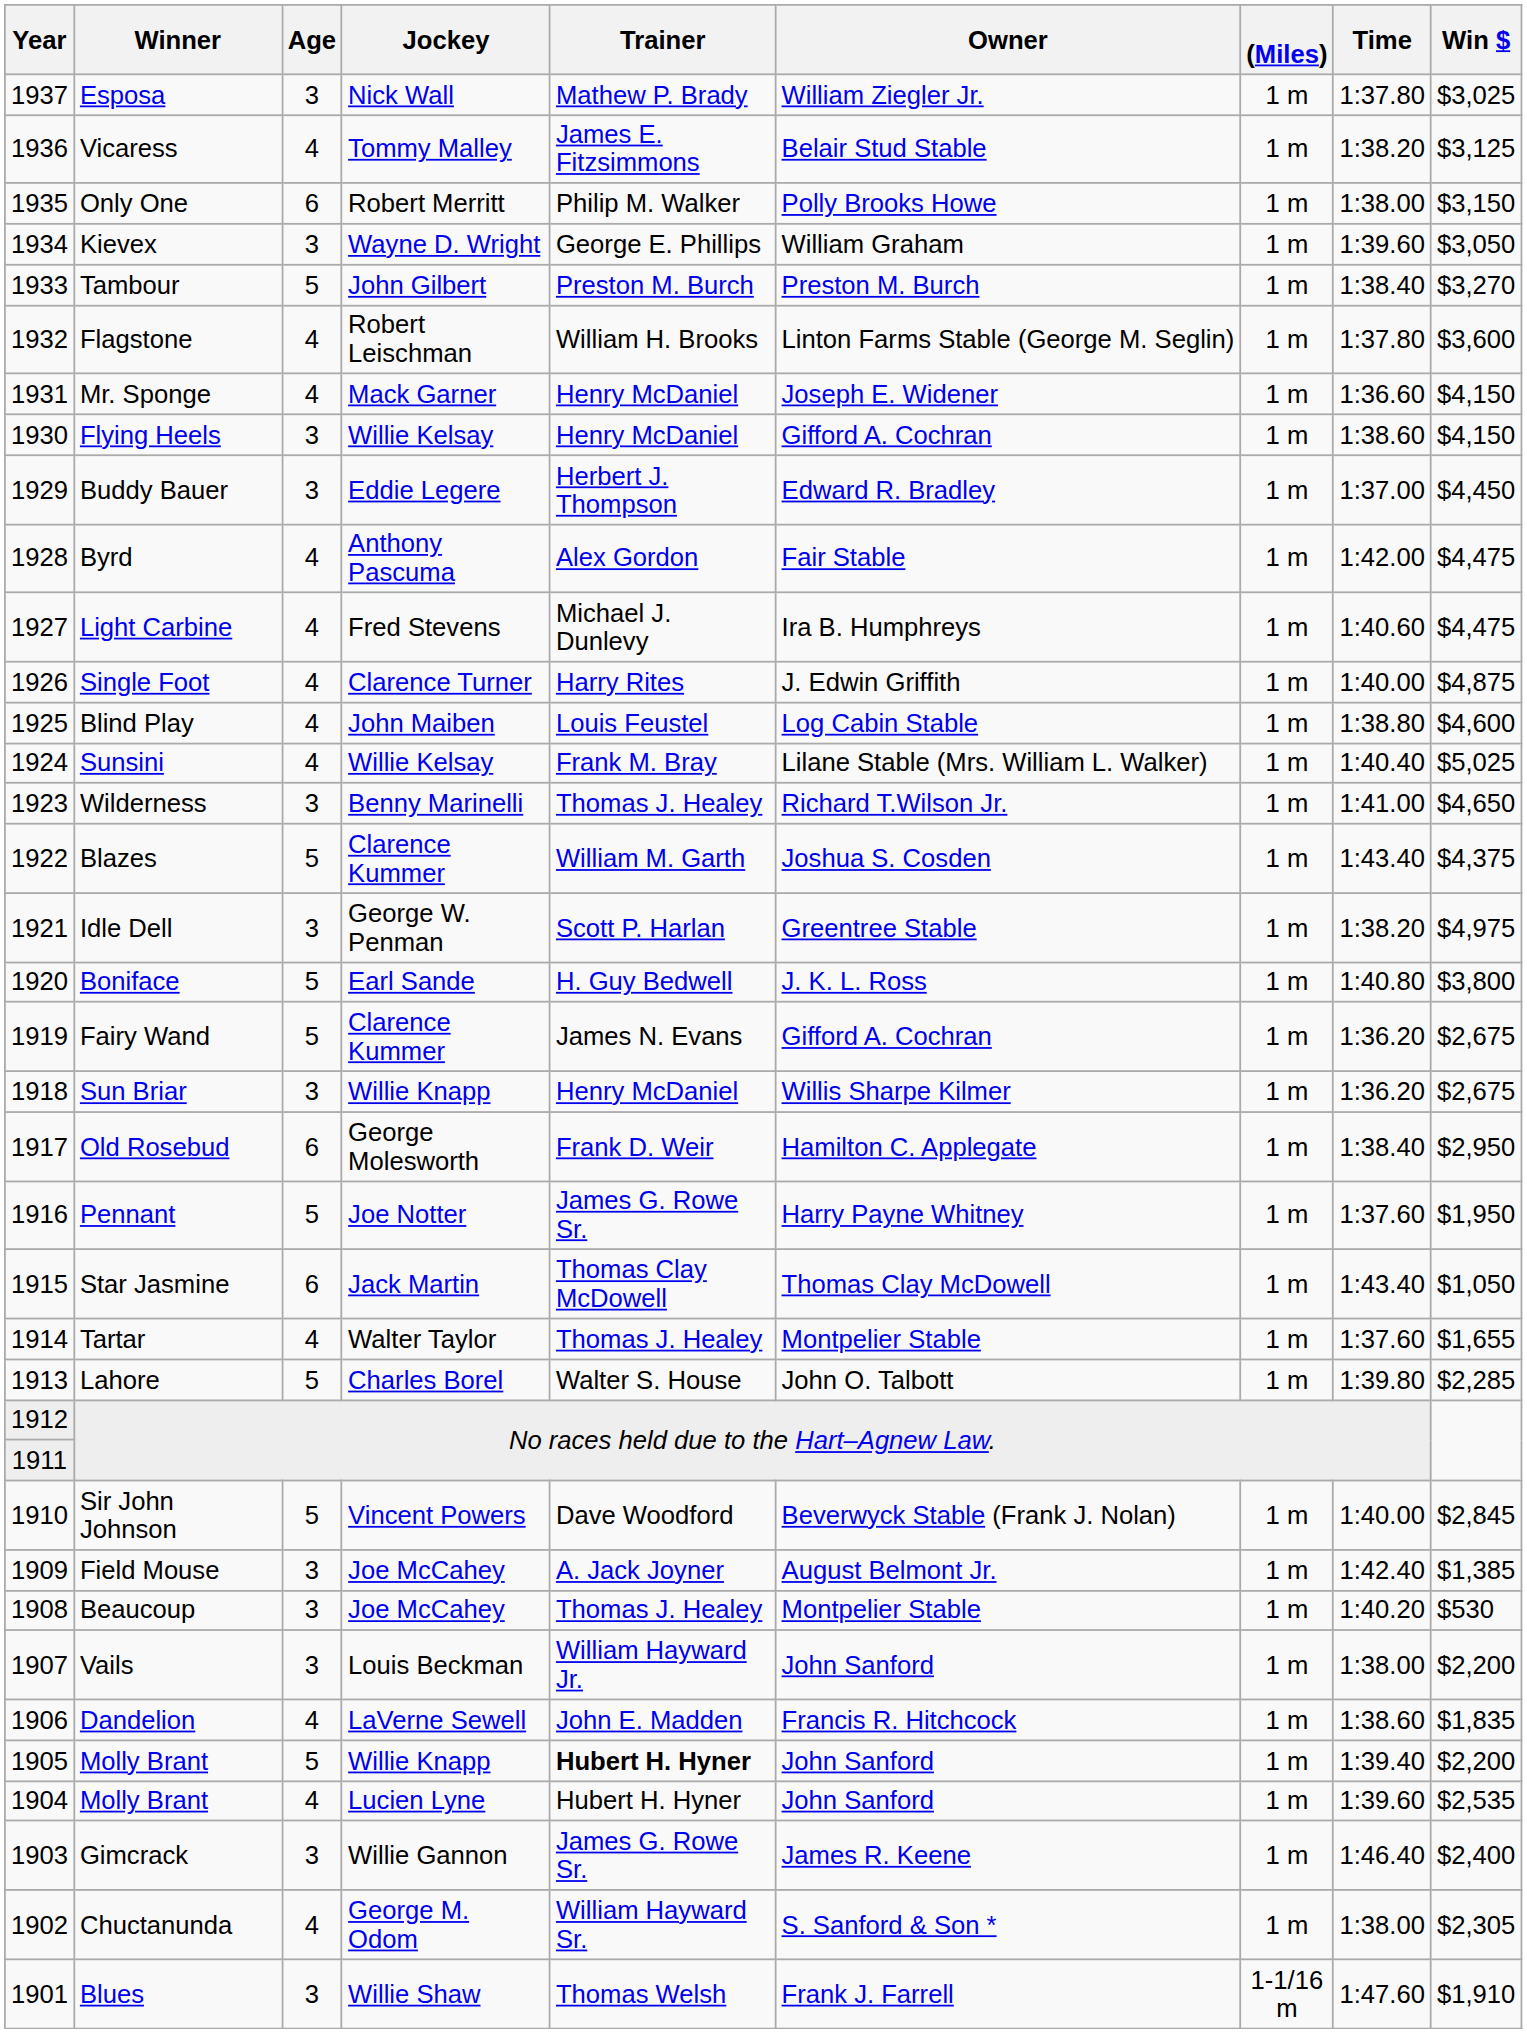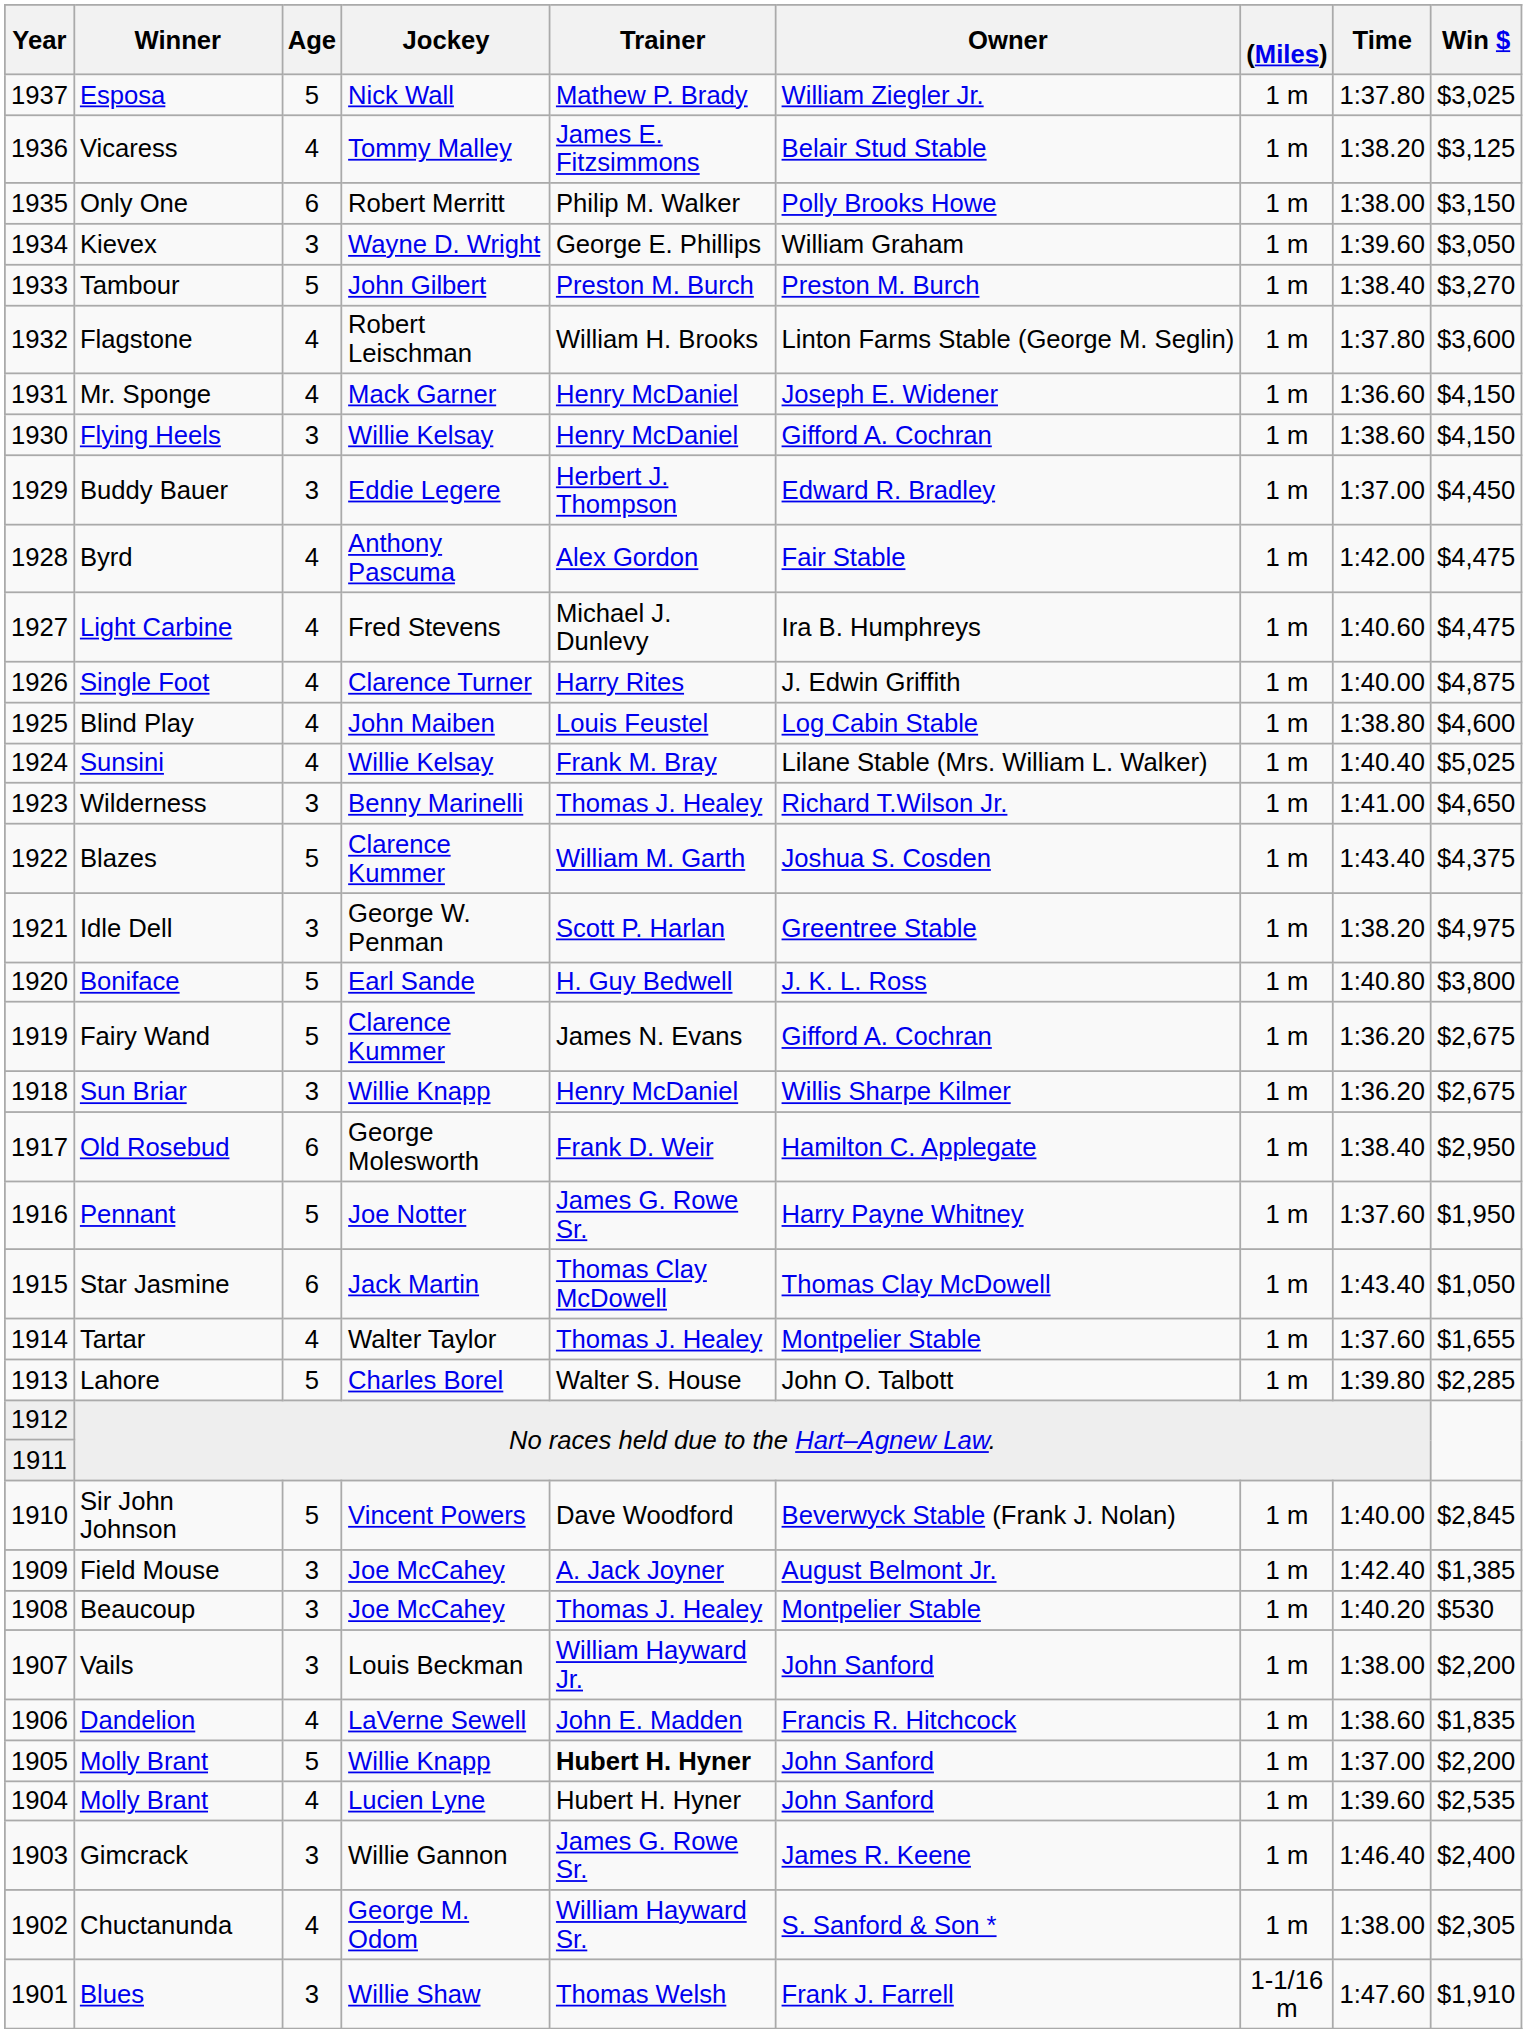(312, 95) 3 -> (312, 95) 5
(1382, 1761) 1:39.40 -> (1382, 1761) 1:37.00
